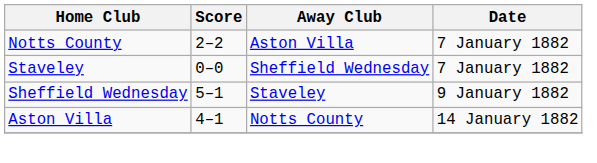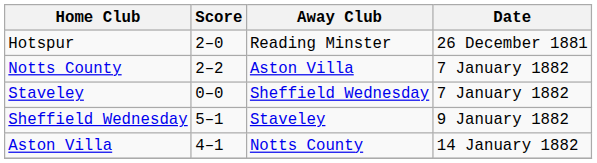+ row: (41, 43)
